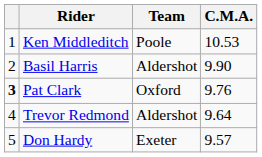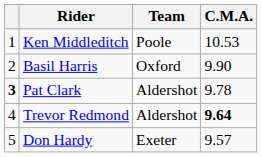(167, 66) Aldershot -> (158, 66) Oxford
(158, 90) Oxford -> (167, 90) Aldershot
(218, 90) 9.76 -> (218, 90) 9.78
(218, 115) normal -> (218, 115) bold
